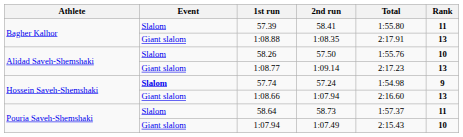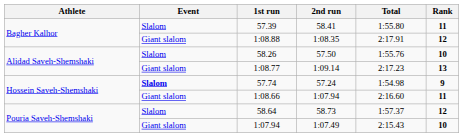(442, 40) 13 -> (442, 40) 12
(442, 97) 13 -> (442, 97) 11
(442, 111) 11 -> (442, 111) 12
